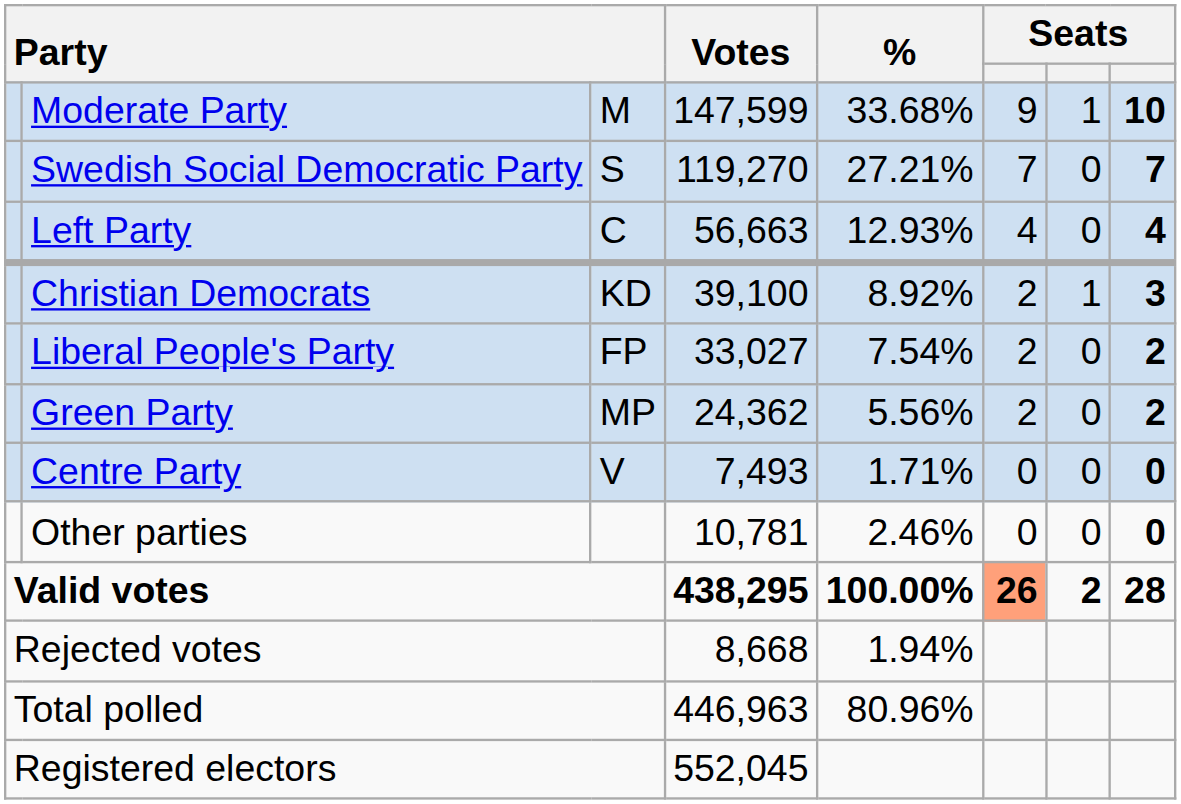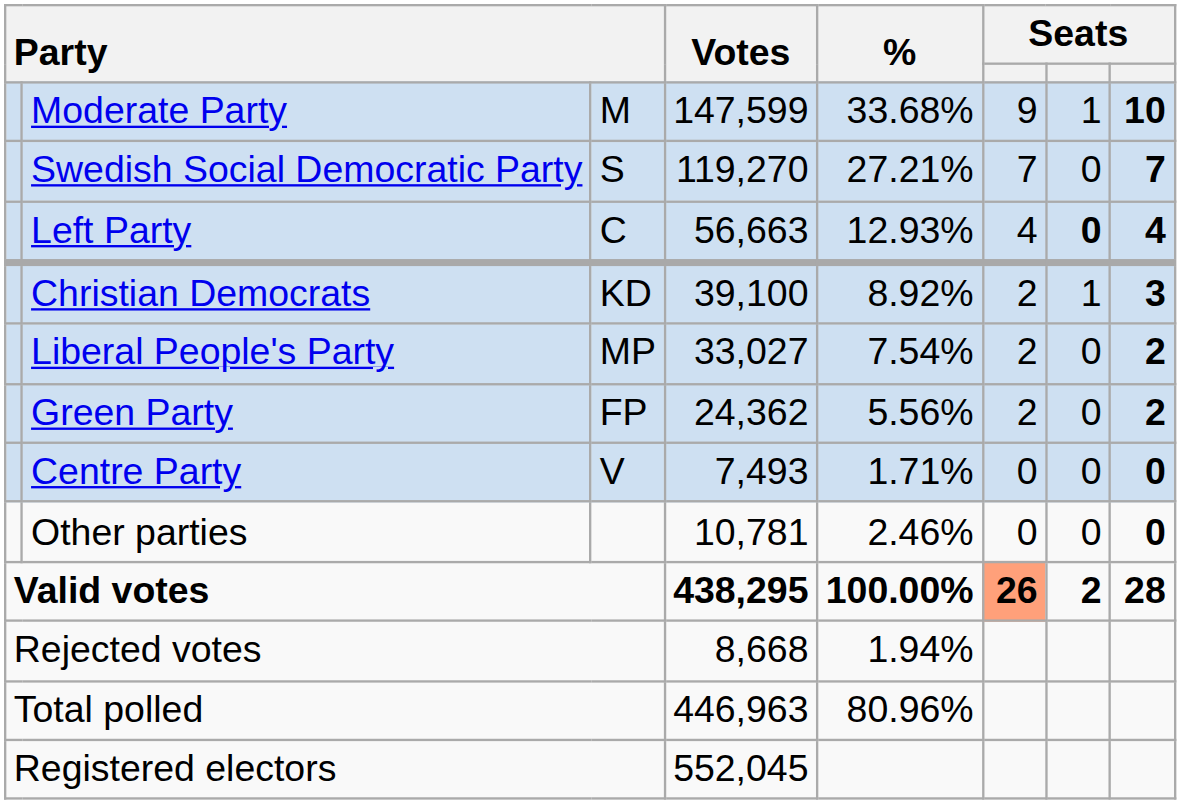(1091, 229) normal -> (1091, 229) bold
(624, 353) FP -> (628, 353) MP
(628, 412) MP -> (624, 412) FP
